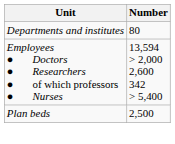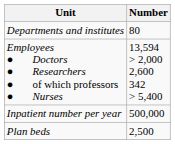+ row: (64, 113)
